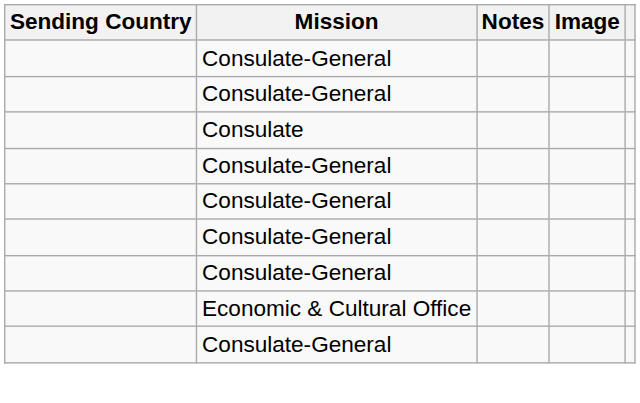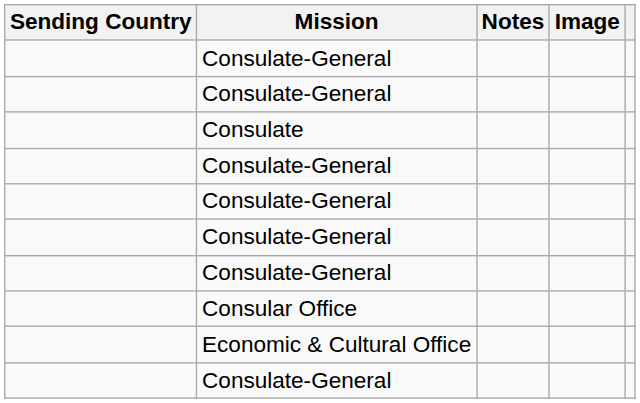+ row: (101, 309)
